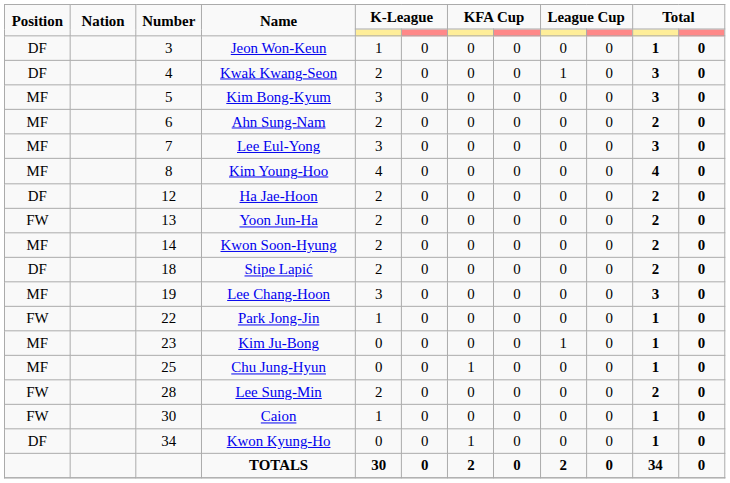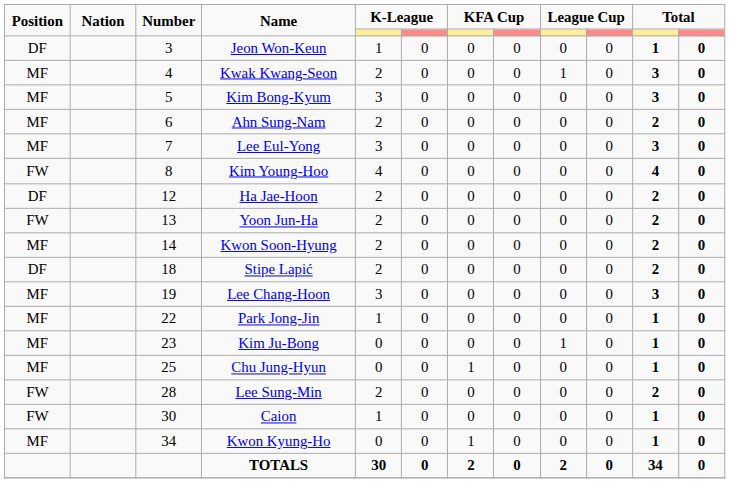(37, 73) DF -> (37, 73) MF
(37, 171) MF -> (37, 171) FW
(37, 318) FW -> (37, 318) MF
(37, 441) DF -> (37, 441) MF
